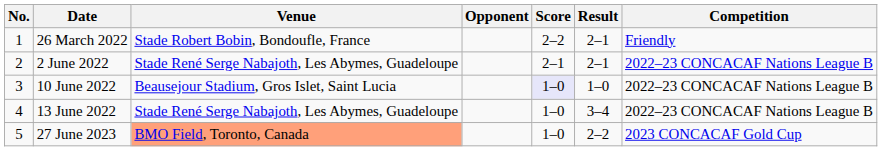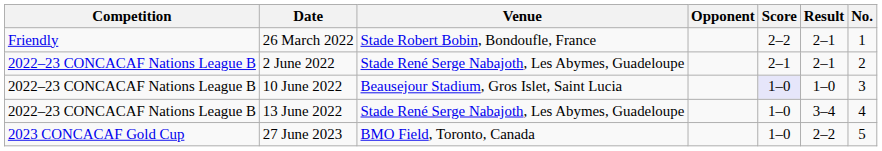columns swapped: (19, 16) <-> (749, 16)
(222, 134) lightsalmon background -> (448, 134) no background
